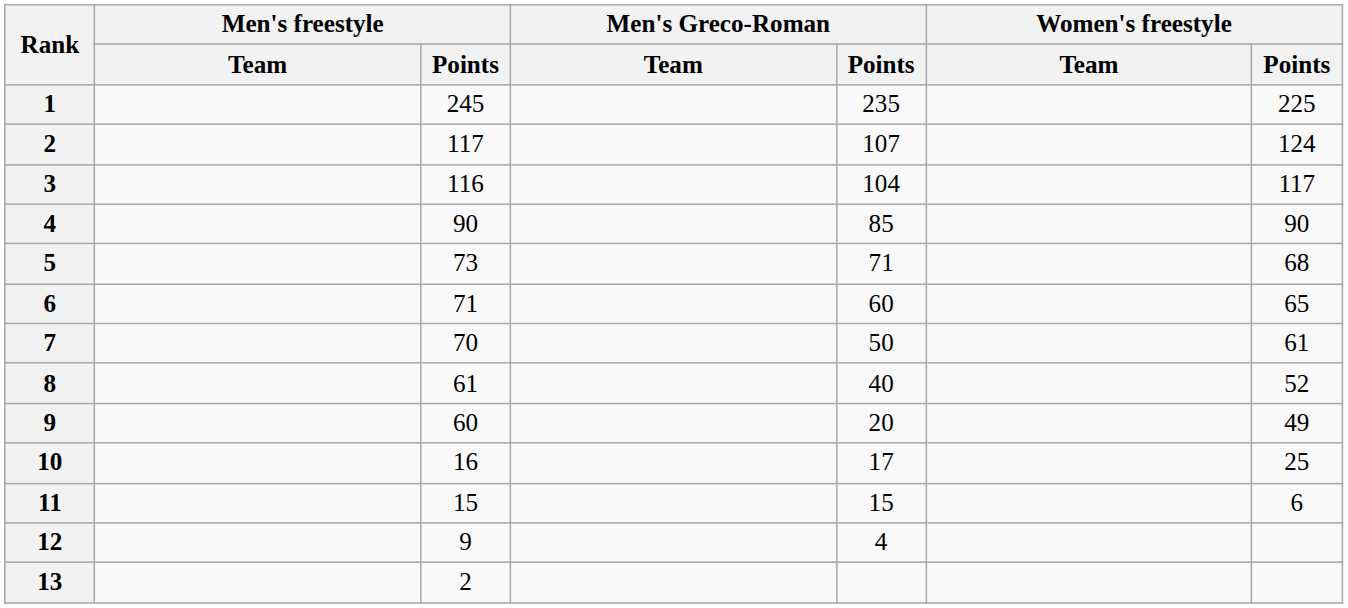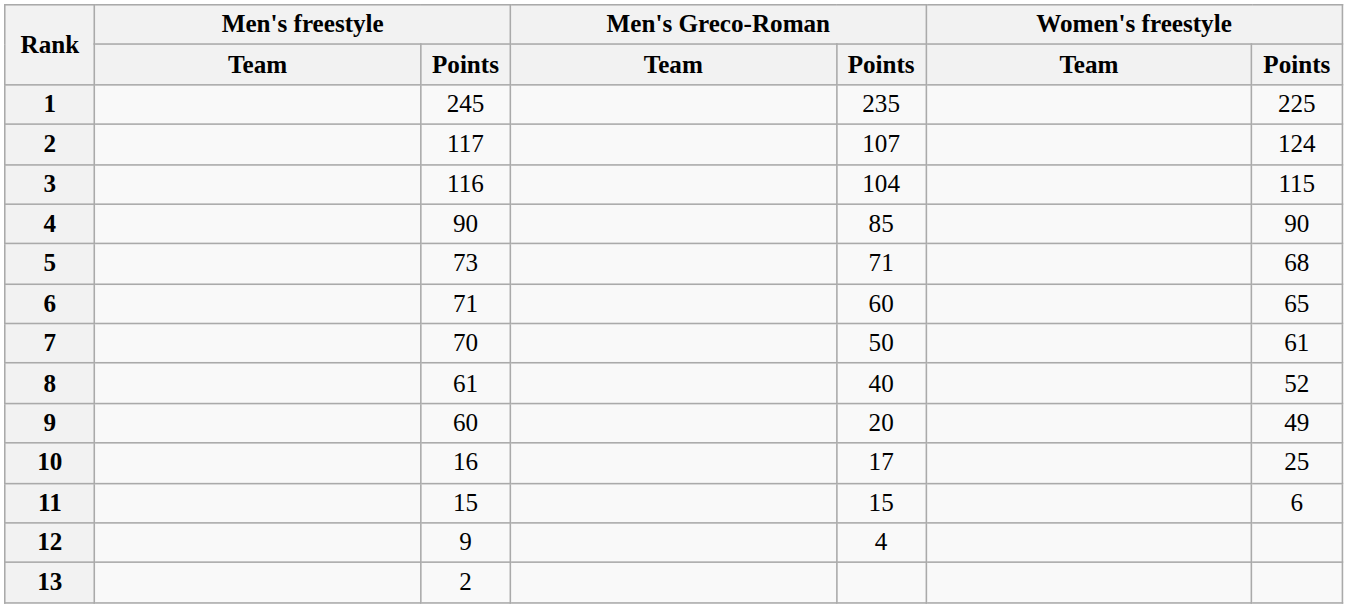(1297, 183) 117 -> (1297, 183) 115
